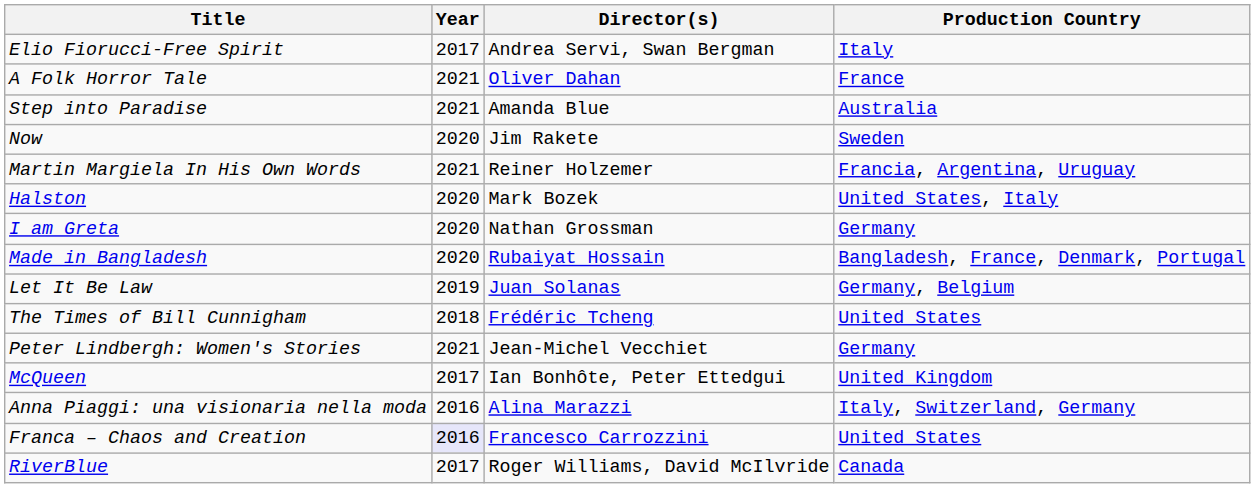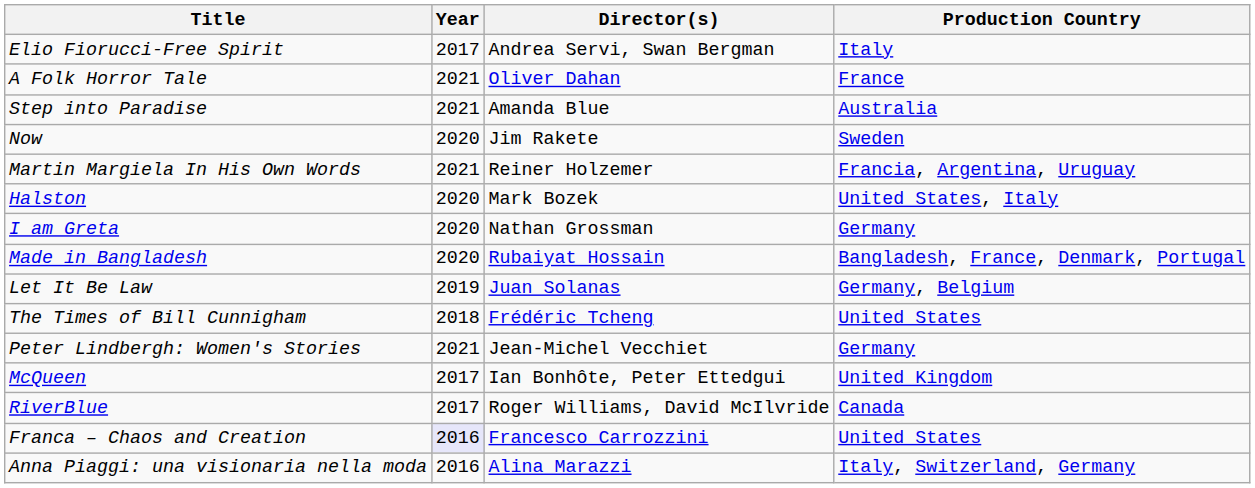rows swapped: (59, 468) <-> (218, 408)
